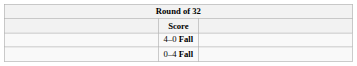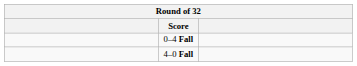rows swapped: (178, 54) <-> (178, 40)
